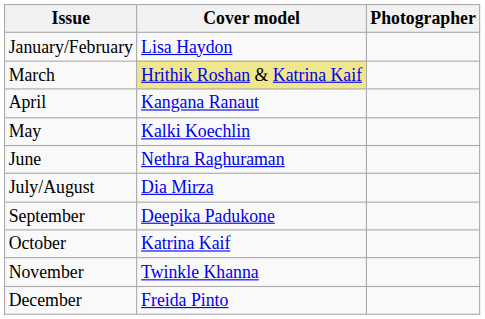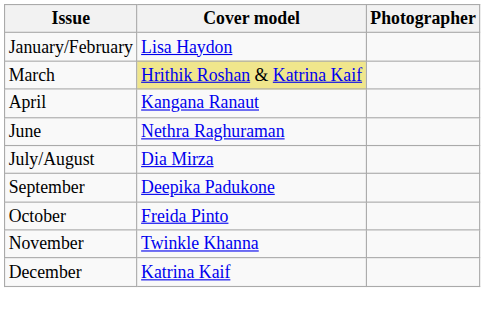- row: (25, 131)
(186, 243) Katrina Kaif -> (185, 215) Freida Pinto
(185, 300) Freida Pinto -> (186, 272) Katrina Kaif
